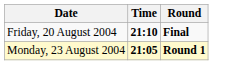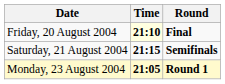(144, 32) no background -> (147, 32) lightyellow background
+ row: (67, 50)
